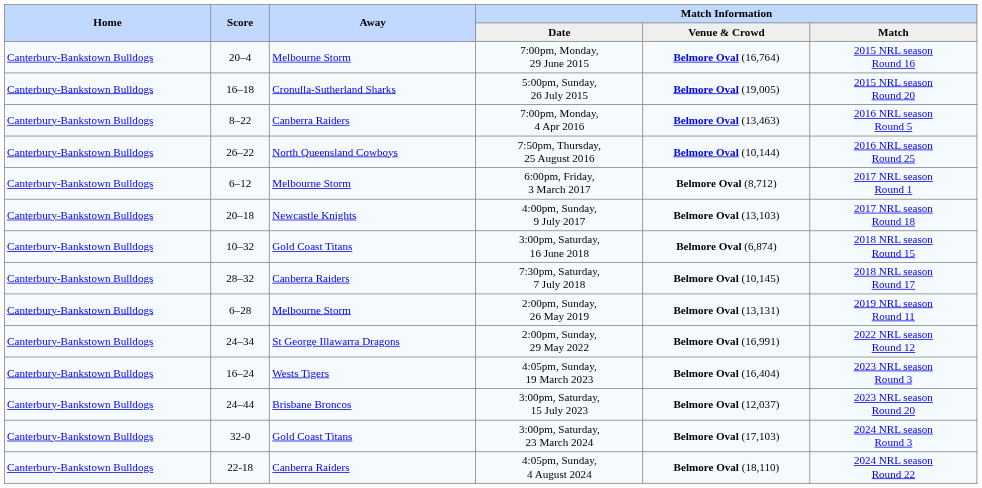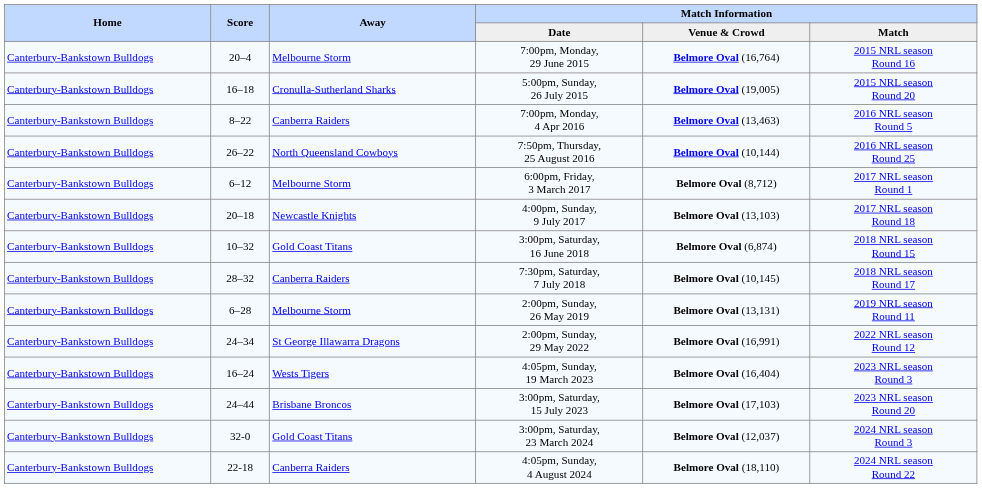(726, 404) Belmore Oval (12,037) -> (726, 404) Belmore Oval (17,103)
(726, 436) Belmore Oval (17,103) -> (726, 436) Belmore Oval (12,037)
